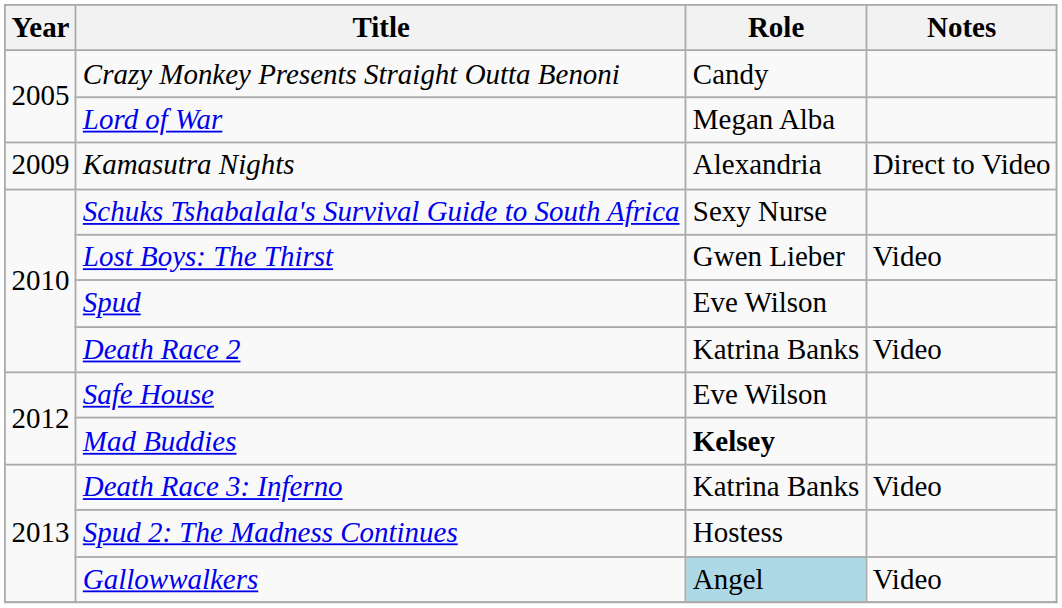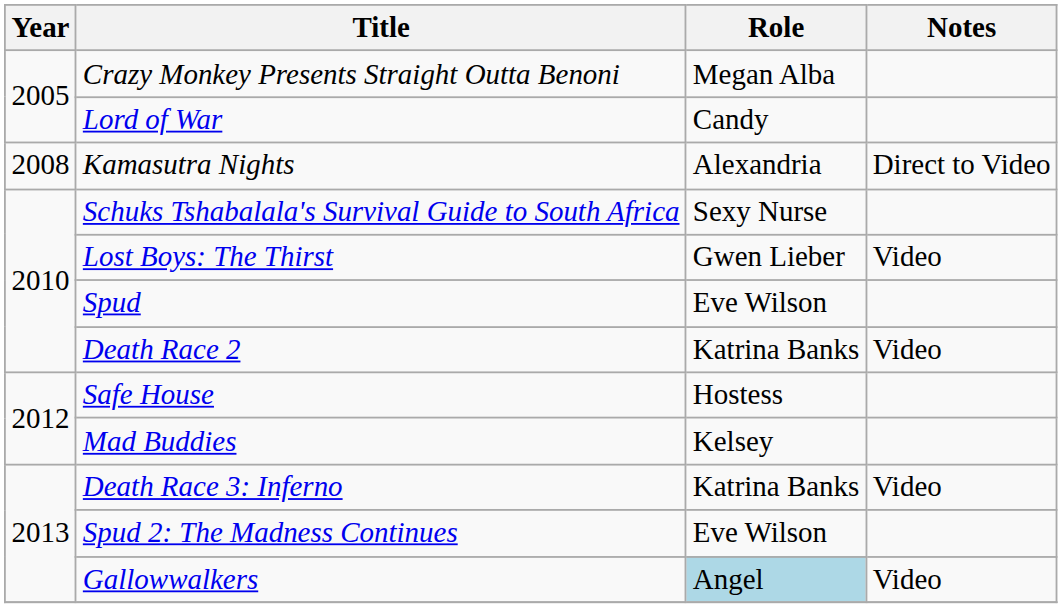(731, 73) Candy -> (764, 73) Megan Alba
(764, 119) Megan Alba -> (731, 119) Candy
(41, 165) 2009 -> (41, 165) 2008
(760, 394) Eve Wilson -> (738, 394) Hostess
(734, 440) bold -> (733, 440) normal
(738, 532) Hostess -> (760, 532) Eve Wilson
